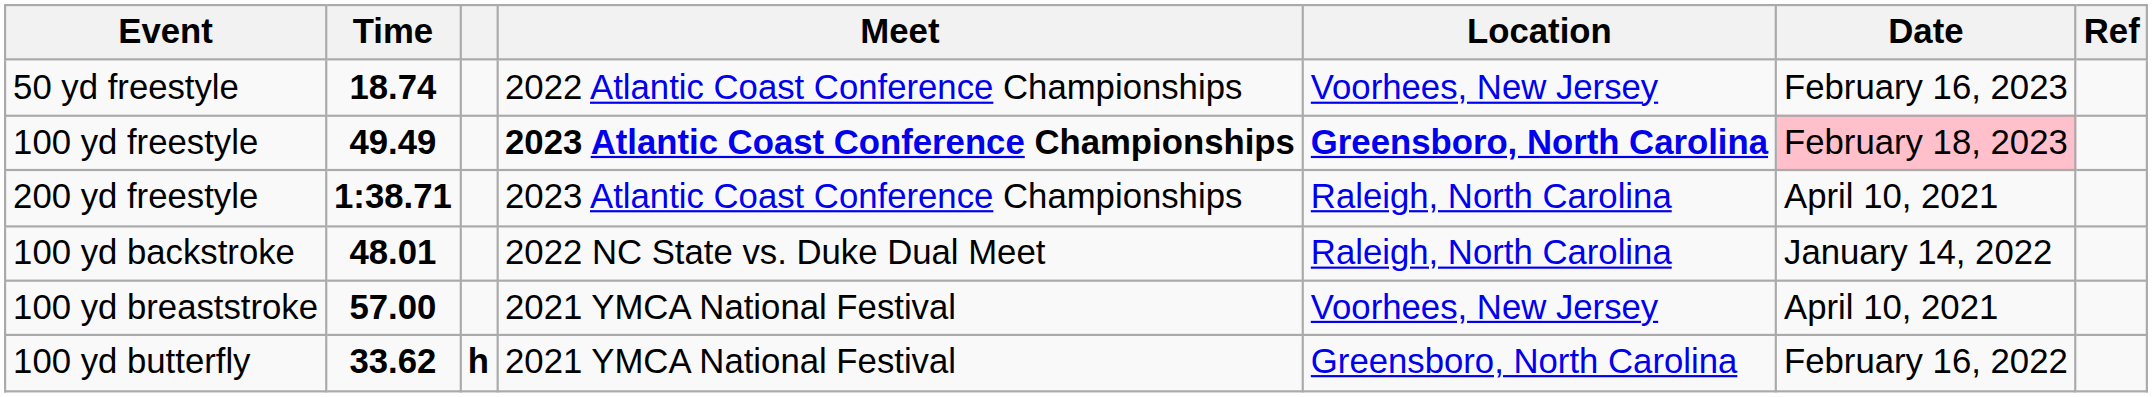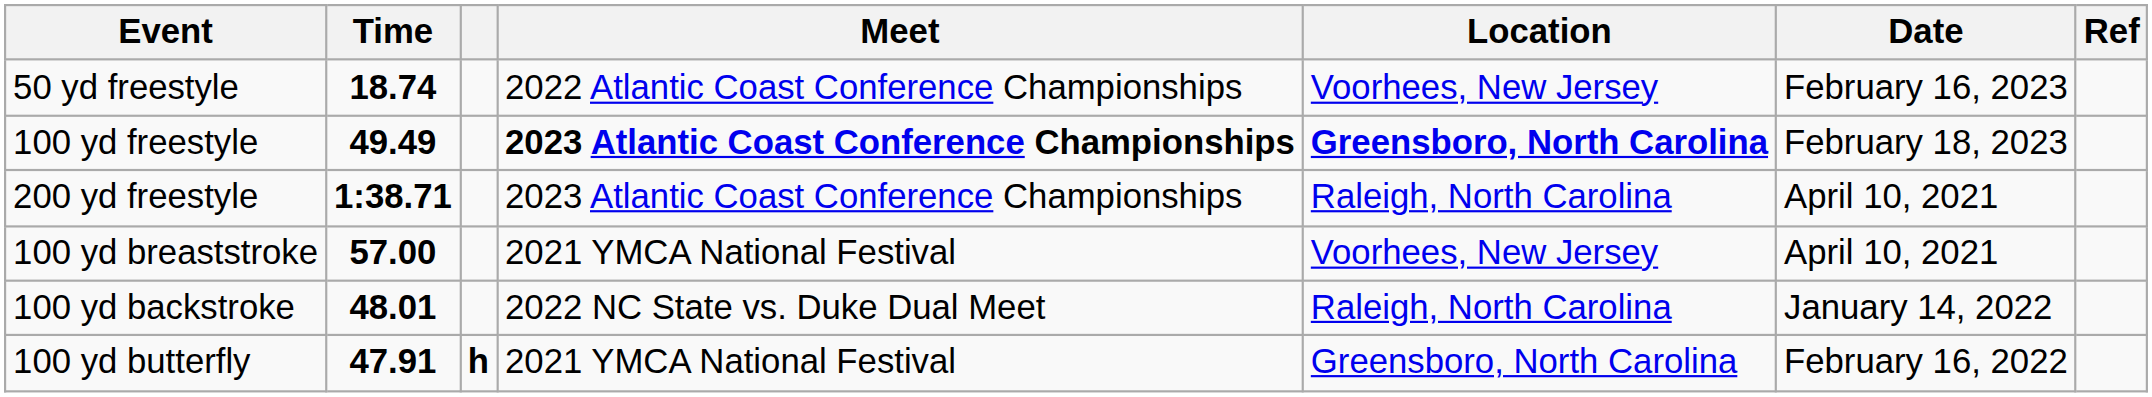(1926, 142) pink background -> (1926, 142) no background
rows swapped: (154, 252) <-> (166, 307)
(393, 362) 33.62 -> (393, 362) 47.91
